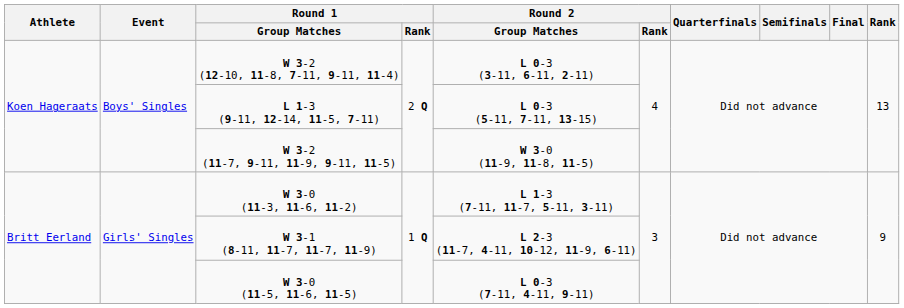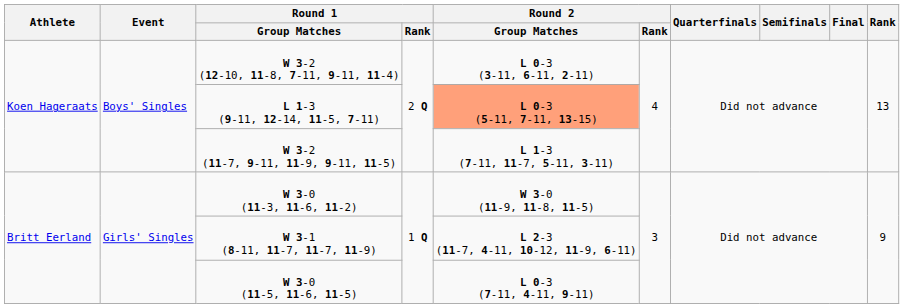(536, 113) no background -> (536, 113) lightsalmon background
(536, 156) W 3-0 (11-9, 11-8, 11-5) -> (536, 156) L 1-3 (7-11, 11-7, 5-11, 3-11)
(536, 200) L 1-3 (7-11, 11-7, 5-11, 3-11) -> (536, 200) W 3-0 (11-9, 11-8, 11-5)
